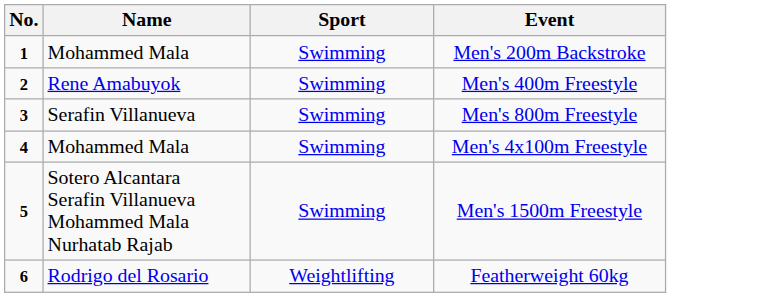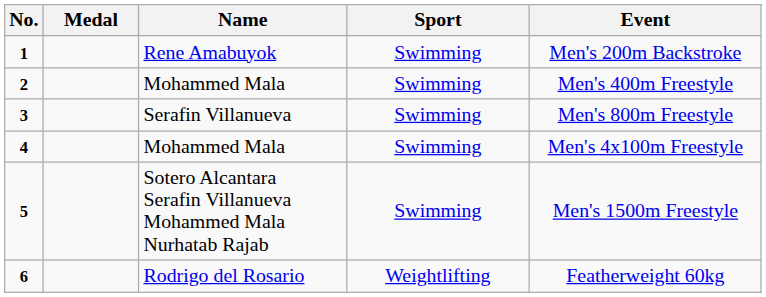+ column: (91, 20)
(118, 51) Mohammed Mala -> (210, 51) Rene Amabuyok
(114, 83) Rene Amabuyok -> (214, 83) Mohammed Mala
